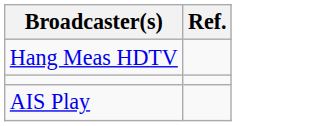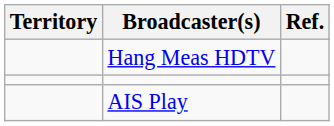+ column: (54, 22)
